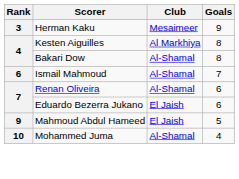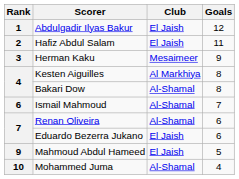+ row: (84, 27)
+ row: (75, 43)
